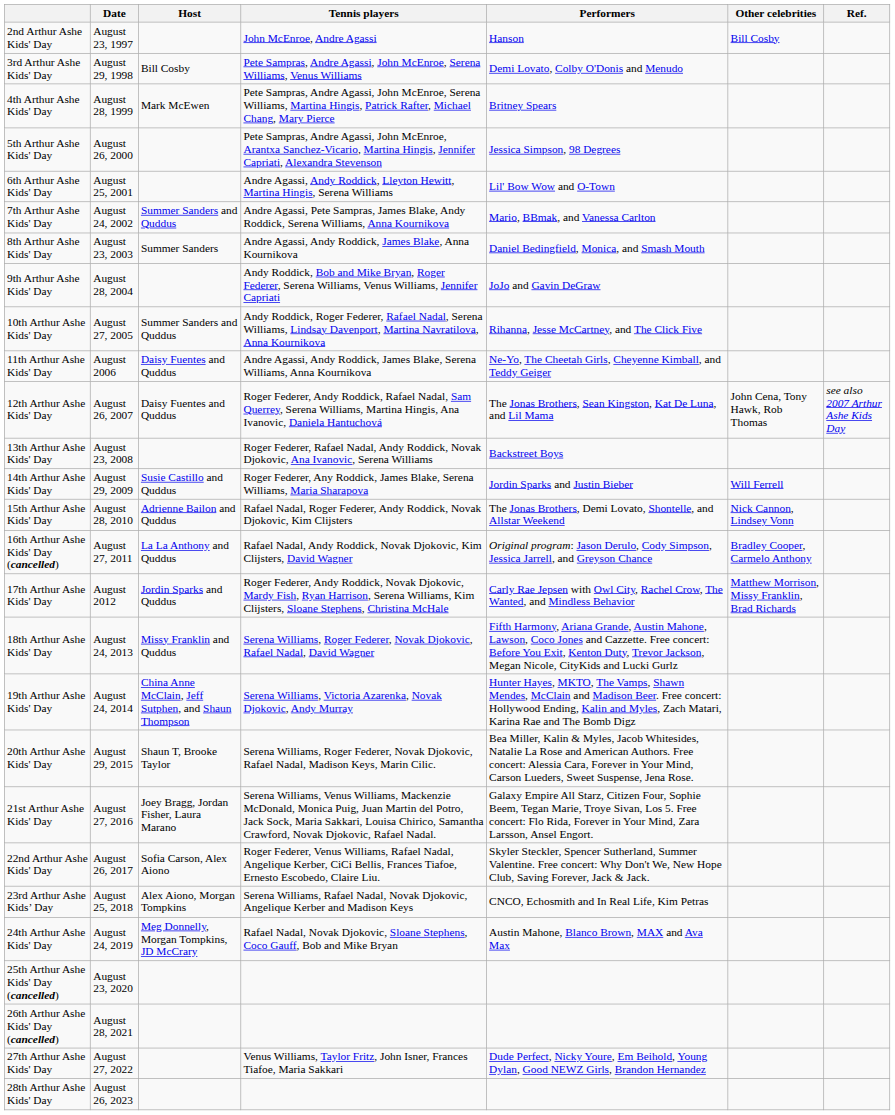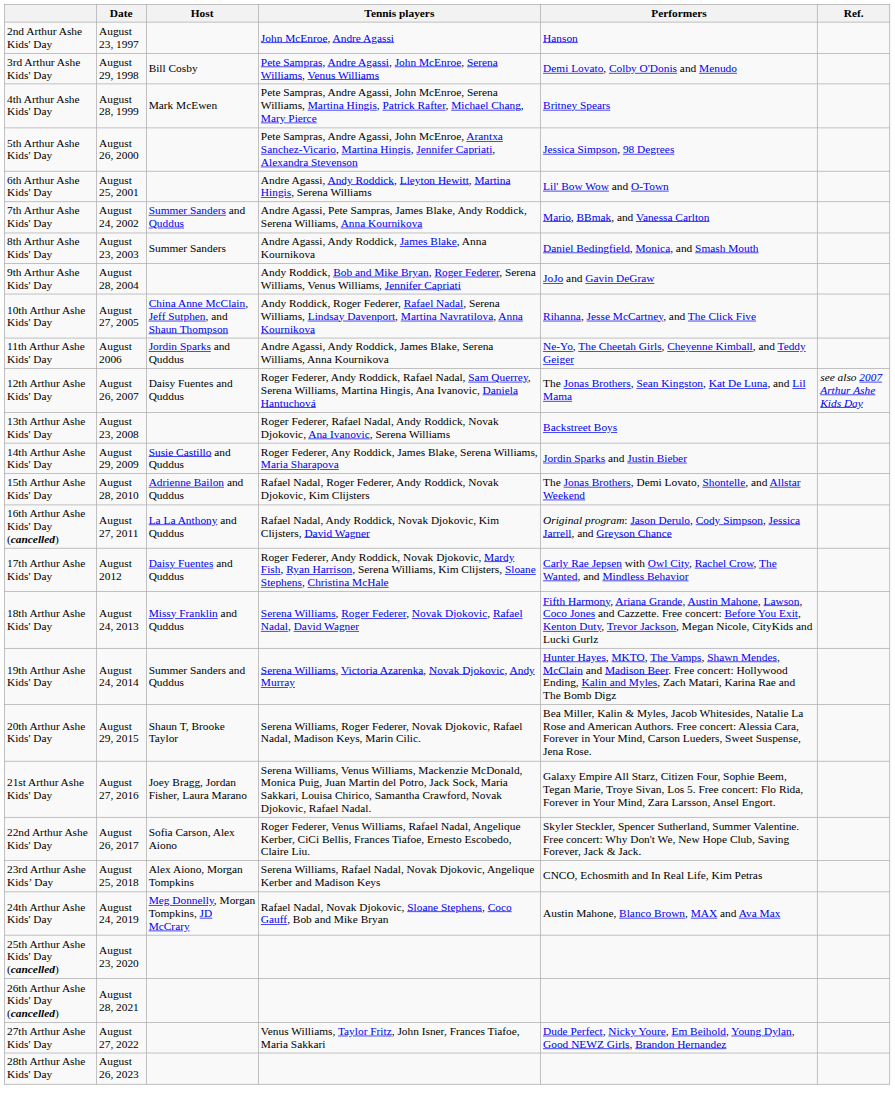- column: (776, 13)
(189, 329) Summer Sanders and Quddus -> (198, 316) China Anne McClain, Jeff Sutphen, and Shaun Thompson
(183, 366) Daisy Fuentes and Quddus -> (189, 353) Jordin Sparks and Quddus
(182, 595) Jordin Sparks and Quddus -> (191, 570) Daisy Fuentes and Quddus
(186, 702) China Anne McClain, Jeff Sutphen, and Shaun Thompson -> (197, 676) Summer Sanders and Quddus
